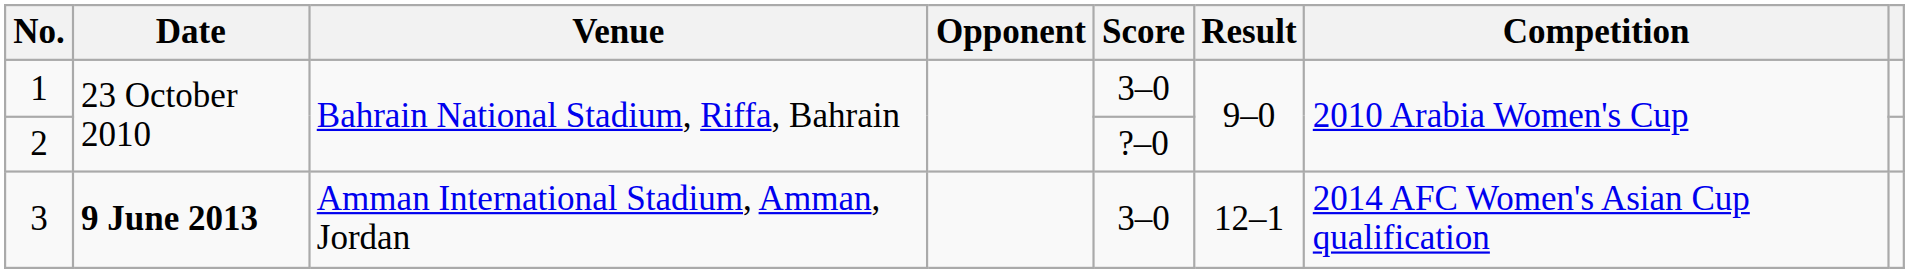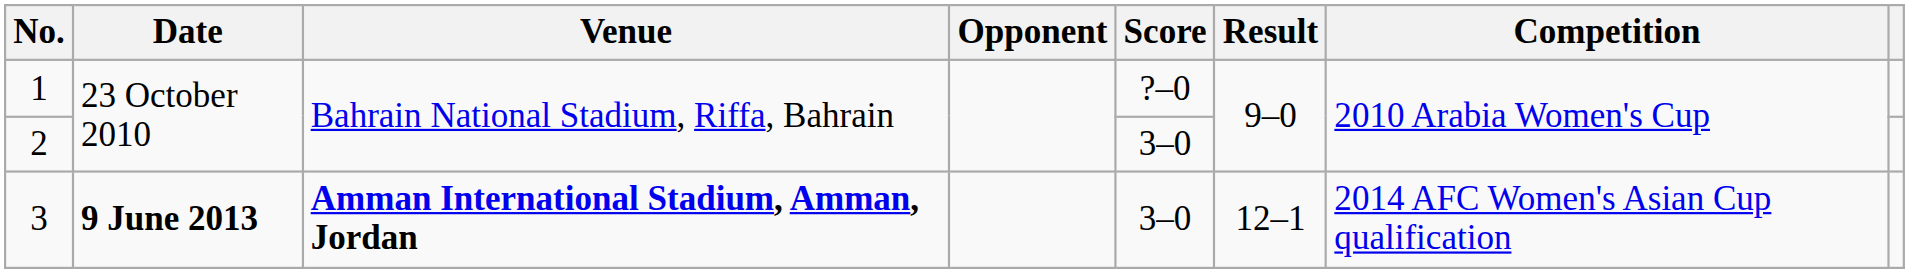(1144, 87) 3–0 -> (1165, 87) ?–0
(1144, 143) ?–0 -> (1165, 143) 3–0
(598, 218) normal -> (615, 218) bold
